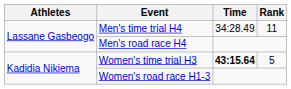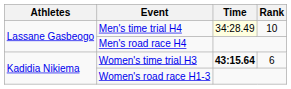(235, 29) no background -> (235, 29) lightyellow background
(272, 29) 11 -> (272, 29) 10
(272, 60) 5 -> (272, 60) 6
